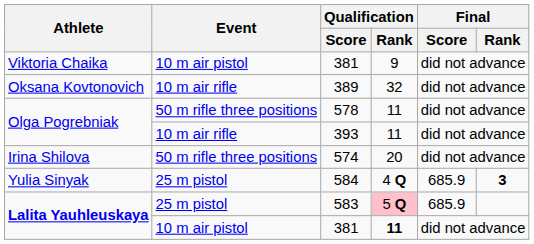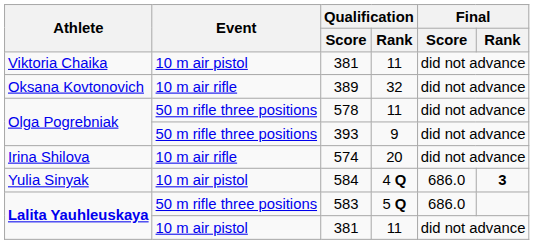(394, 63) 9 -> (394, 63) 11
(196, 134) 10 m air rifle -> (236, 134) 50 m rifle three positions
(394, 134) 11 -> (394, 134) 9
(236, 157) 50 m rifle three positions -> (196, 157) 10 m air rifle
(191, 181) 25 m pistol -> (202, 181) 10 m air pistol
(447, 181) 685.9 -> (447, 181) 686.0
(191, 204) 25 m pistol -> (236, 204) 50 m rifle three positions
(394, 204) pink background -> (394, 204) no background
(447, 204) 685.9 -> (447, 204) 686.0
(394, 228) bold -> (394, 228) normal
